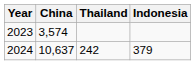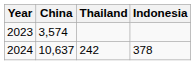(143, 50) 379 -> (143, 50) 378
